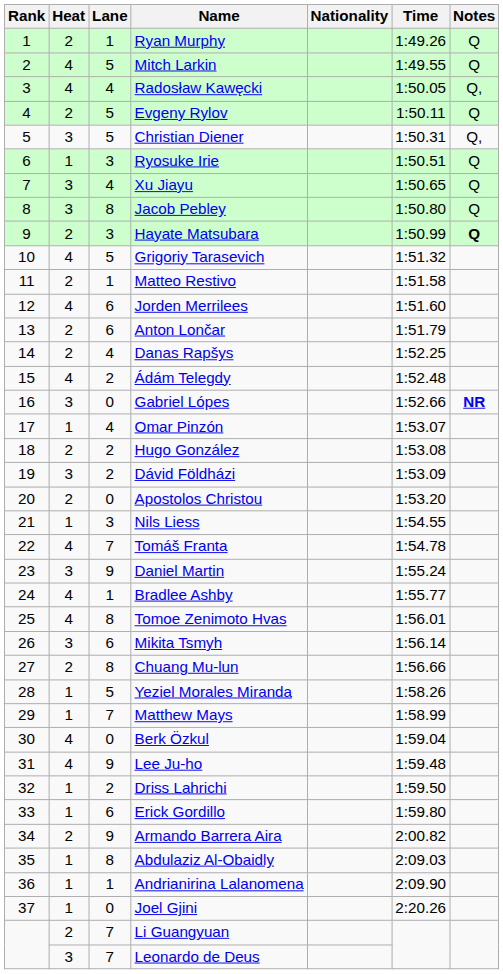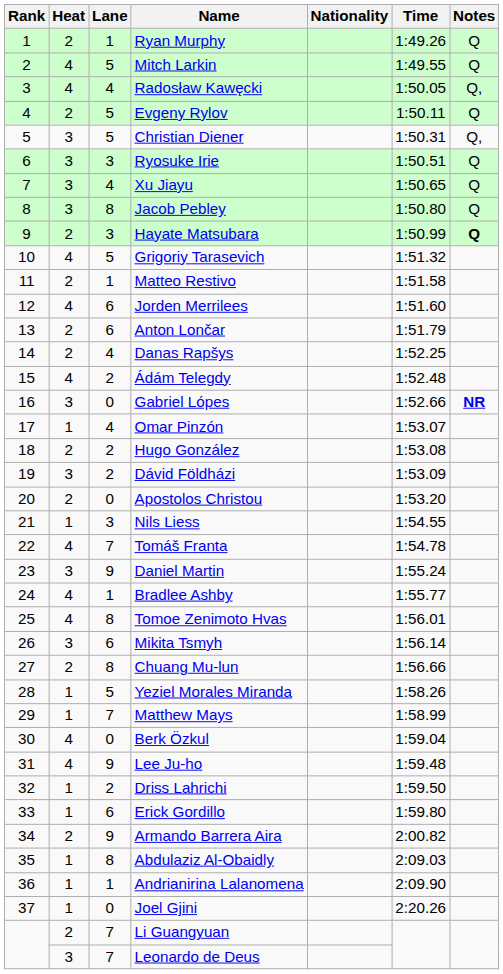(69, 161) 1 -> (69, 161) 3
